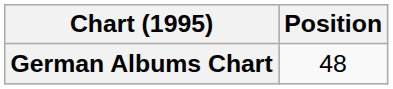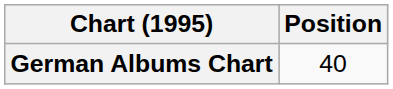(333, 63) 48 -> (333, 63) 40
